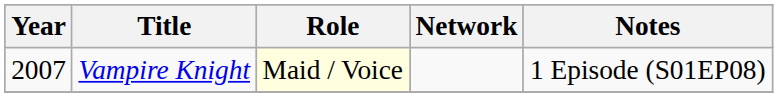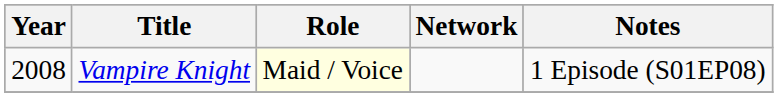(39, 69) 2007 -> (39, 69) 2008
